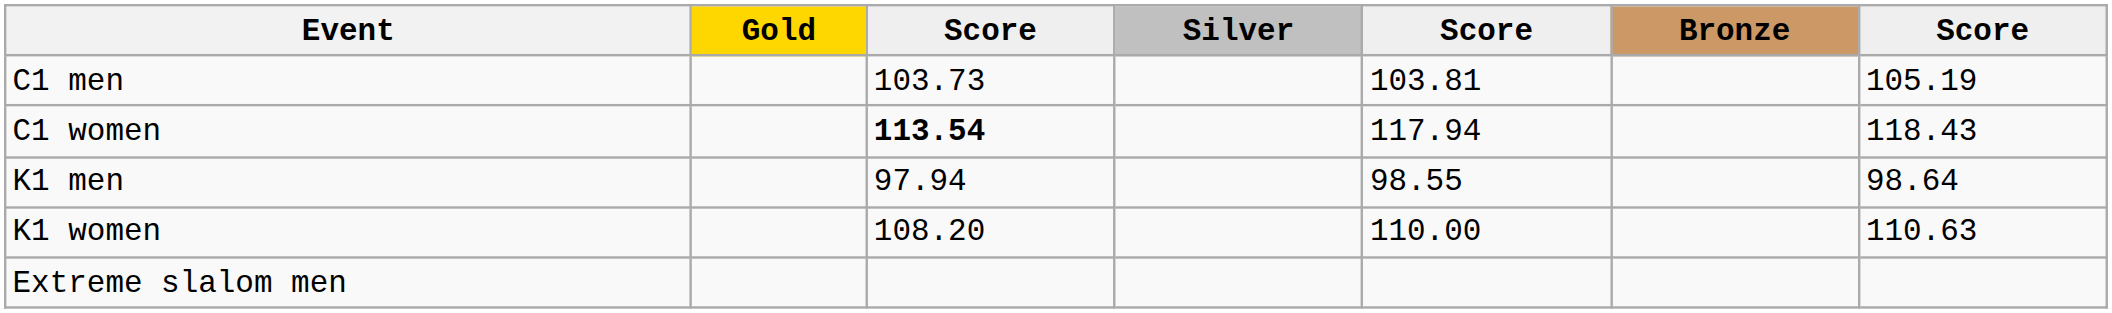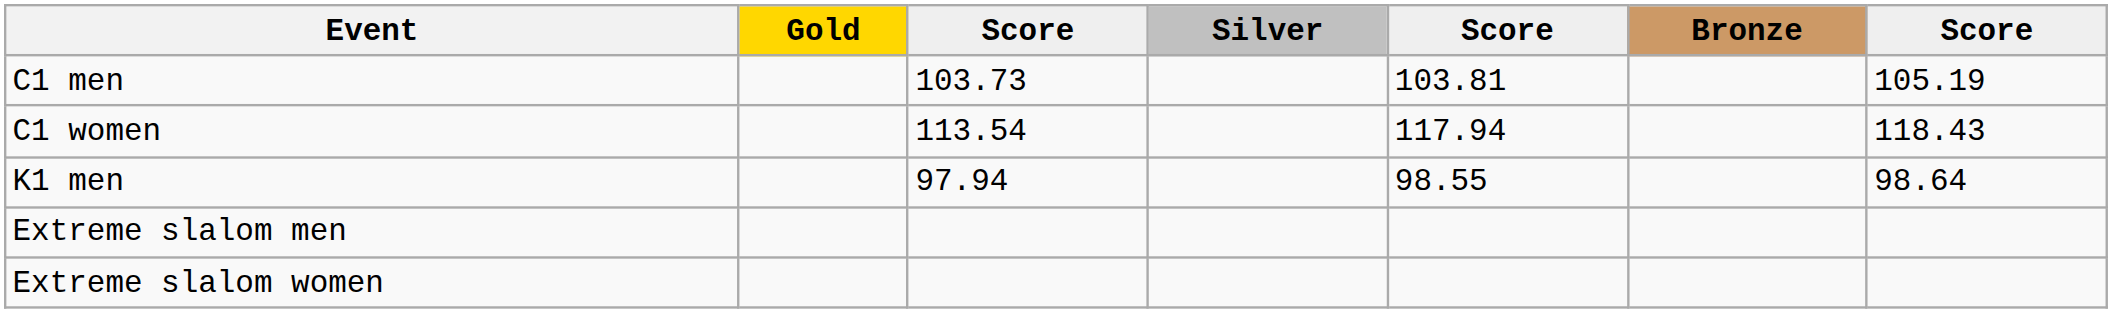(930, 131) bold -> (971, 131) normal
- row: (87, 232)
+ row: (198, 283)
